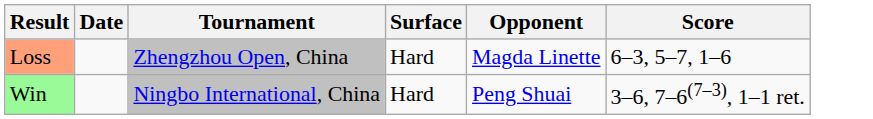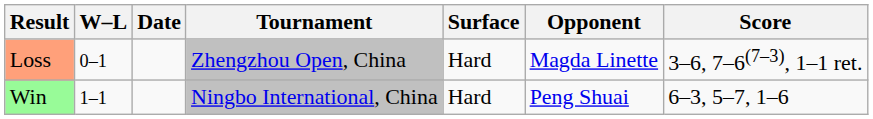+ column: (103, 21)
(671, 56) 6–3, 5–7, 1–6 -> (765, 59) 3–6, 7–6(7–3), 1–1 ret.
(708, 94) 3–6, 7–6(7–3), 1–1 ret. -> (728, 97) 6–3, 5–7, 1–6
